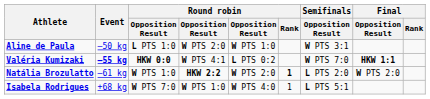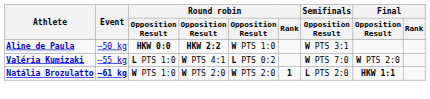(154, 46) L PTS 1:0 -> (154, 46) HKW 0:0
(204, 46) W PTS 2:0 -> (204, 46) HKW 2:2
(112, 60) bold -> (112, 60) normal
(154, 60) HKW 0:0 -> (154, 60) L PTS 1:0
(378, 60) HKW 1:1 -> (378, 60) W PTS 2:0
(112, 73) normal -> (112, 73) bold
(204, 73) HKW 2:2 -> (204, 73) W PTS 2:0
(378, 73) W PTS 2:0 -> (378, 73) HKW 1:1
- row: (48, 87)
